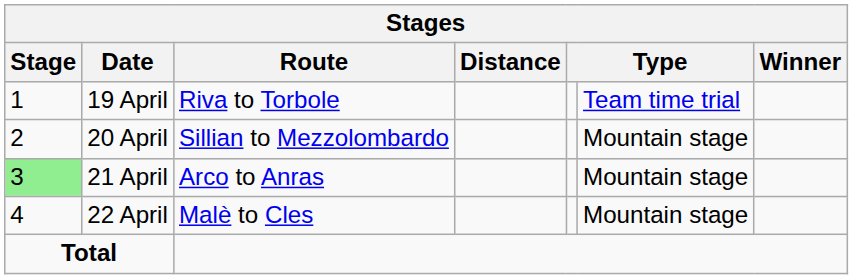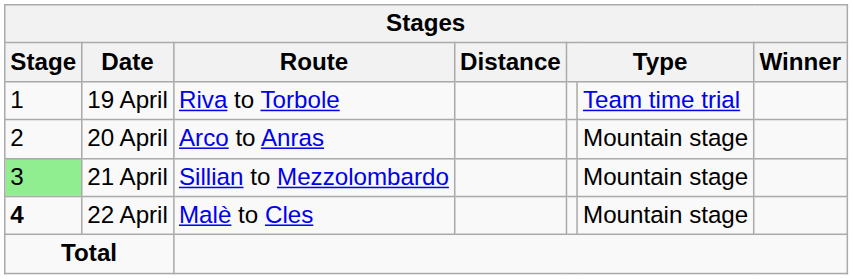(314, 138) Sillian to Mezzolombardo -> (252, 138) Arco to Anras
(252, 176) Arco to Anras -> (314, 176) Sillian to Mezzolombardo
(17, 215) normal -> (17, 215) bold
